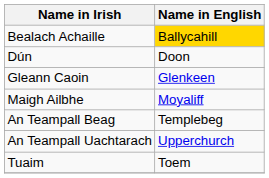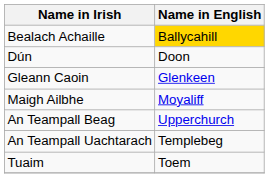(191, 120) Templebeg -> (196, 120) Upperchurch
(196, 141) Upperchurch -> (191, 141) Templebeg
